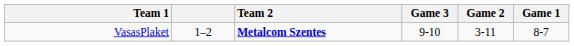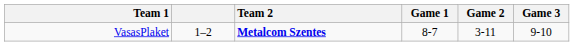columns swapped: (541, 13) <-> (430, 13)
